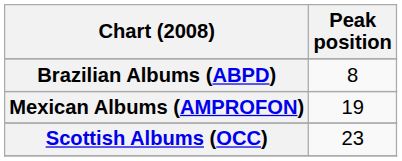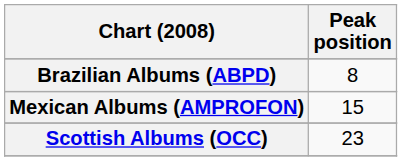(353, 107) 19 -> (353, 107) 15
